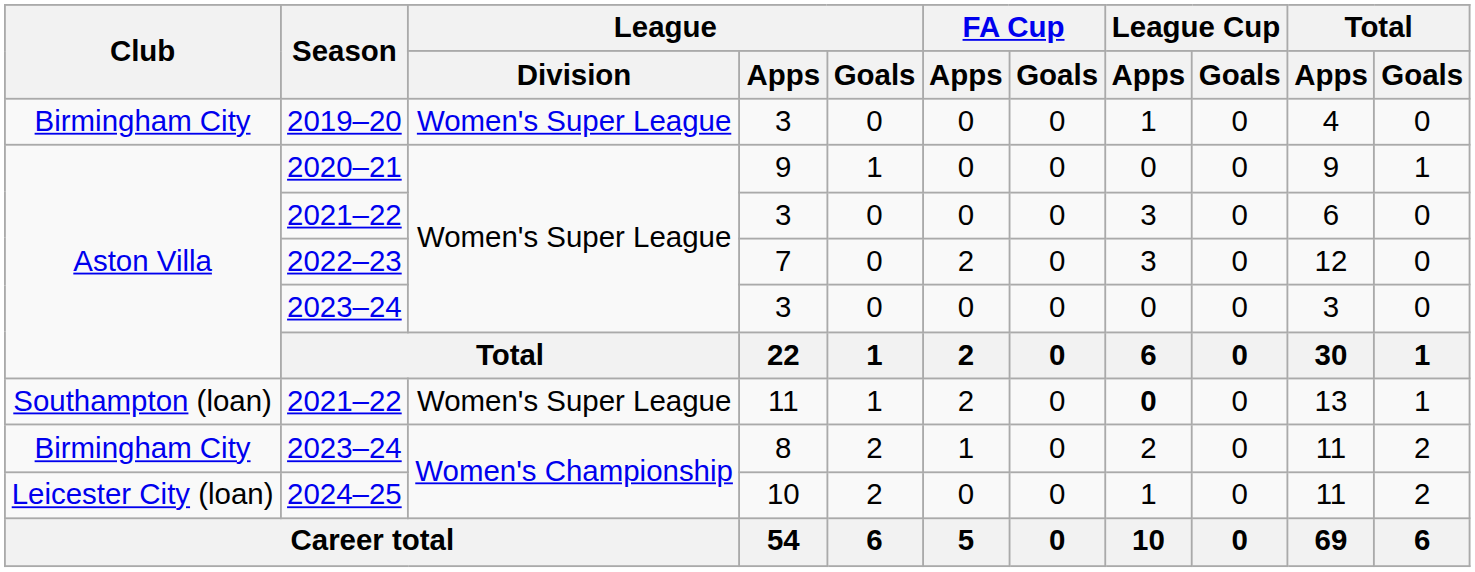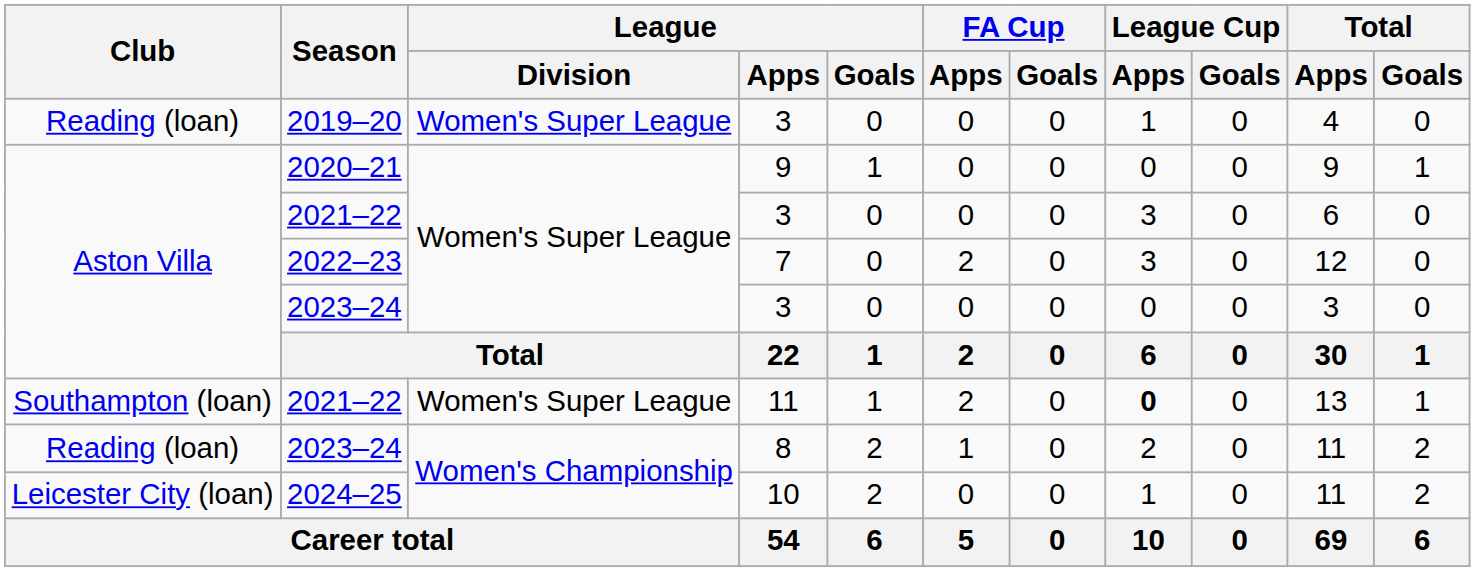(143, 121) Birmingham City -> (143, 121) Reading (loan)
(143, 448) Birmingham City -> (143, 448) Reading (loan)
